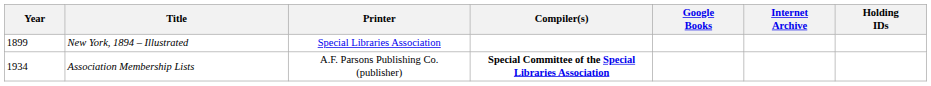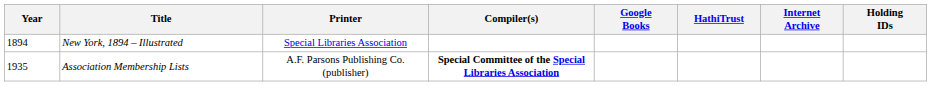+ column: (719, 19)
(17, 43) 1899 -> (17, 43) 1894
(17, 66) 1934 -> (17, 66) 1935
